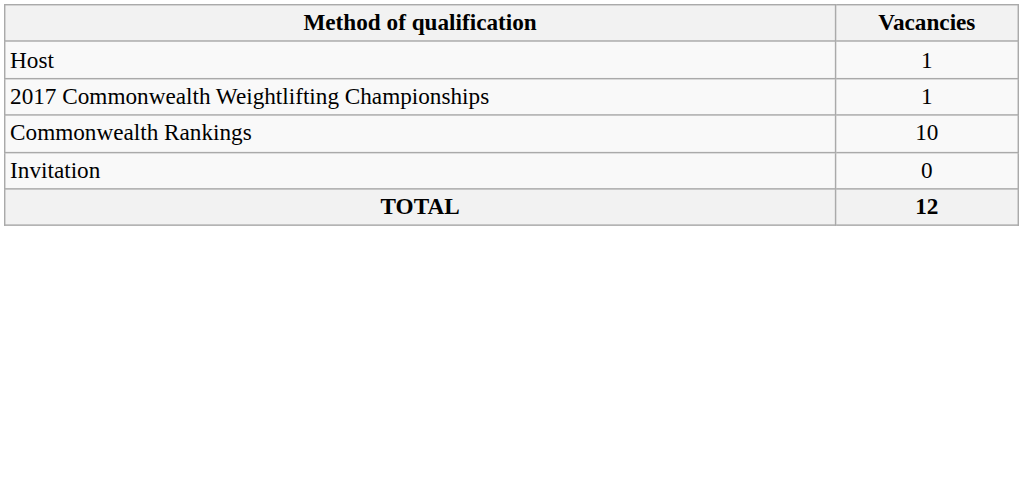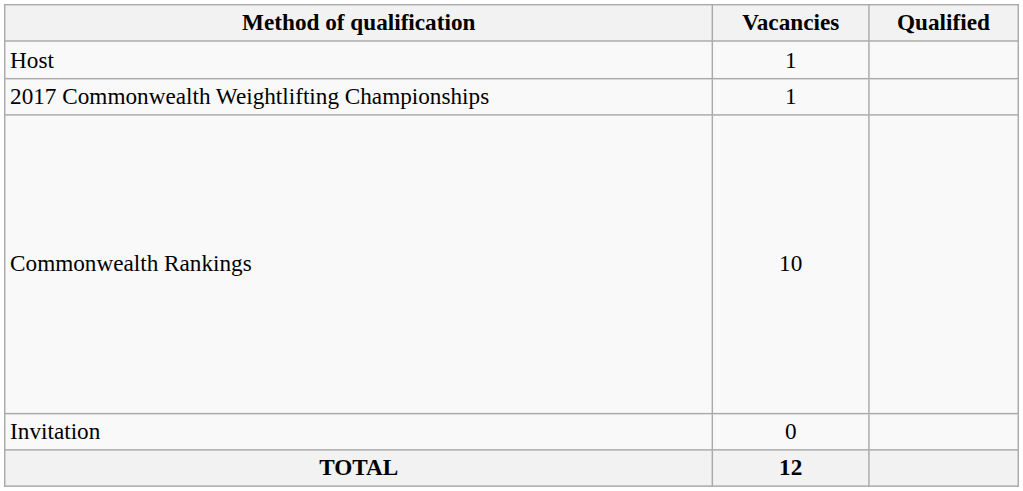+ column: (943, 22)
